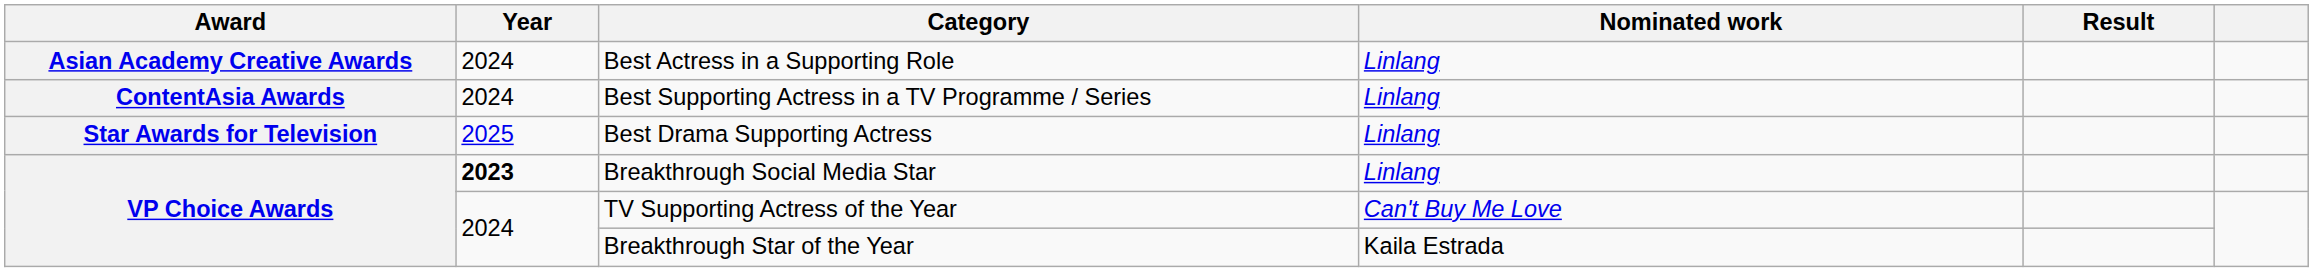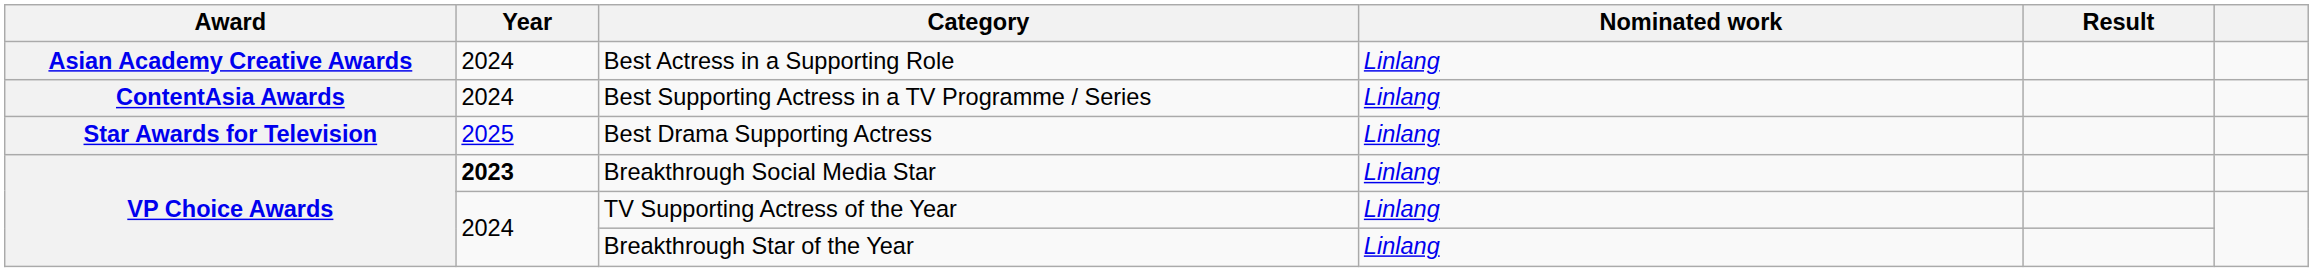(1463, 209) Can't Buy Me Love -> (1402, 209) Linlang
(1434, 246) Kaila Estrada -> (1402, 246) Linlang
